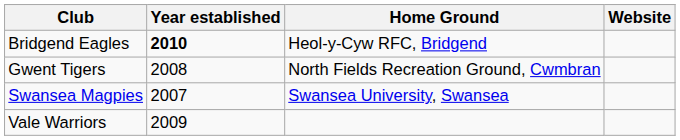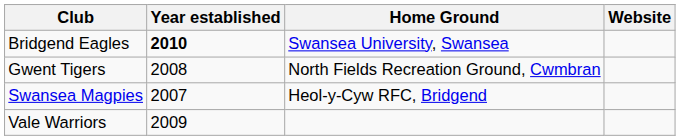(388, 43) Heol-y-Cyw RFC, Bridgend -> (398, 43) Swansea University, Swansea
(398, 95) Swansea University, Swansea -> (388, 95) Heol-y-Cyw RFC, Bridgend
